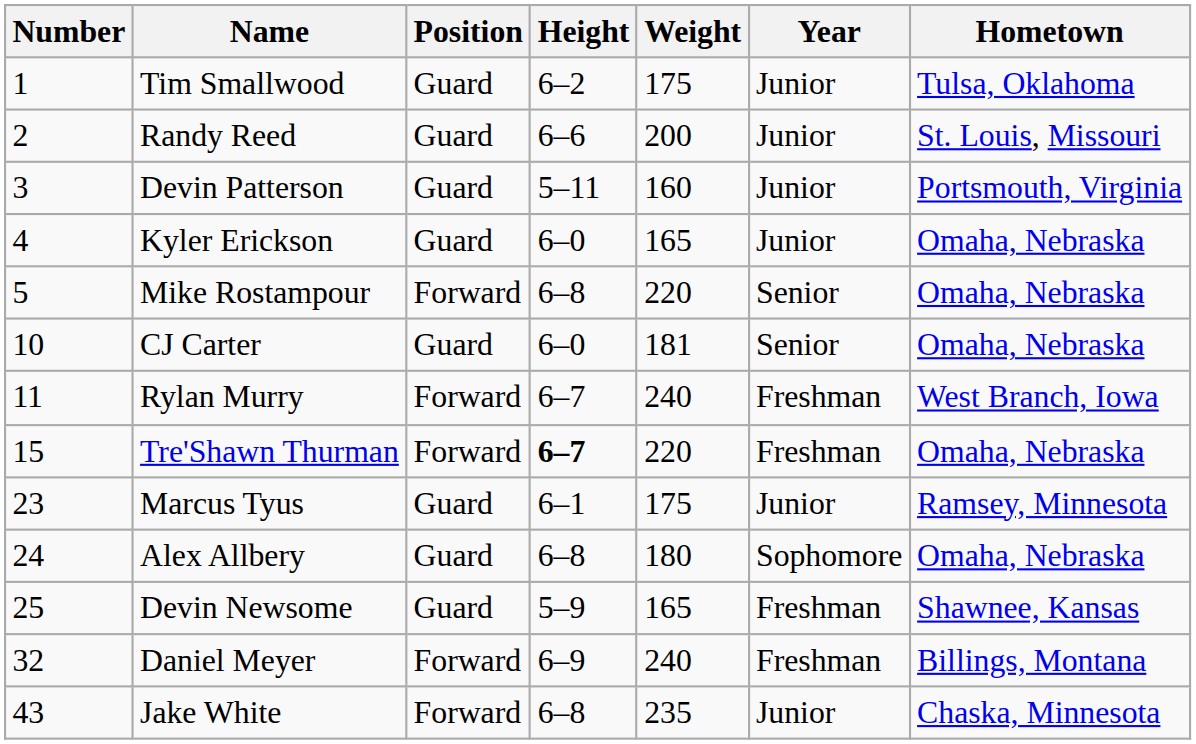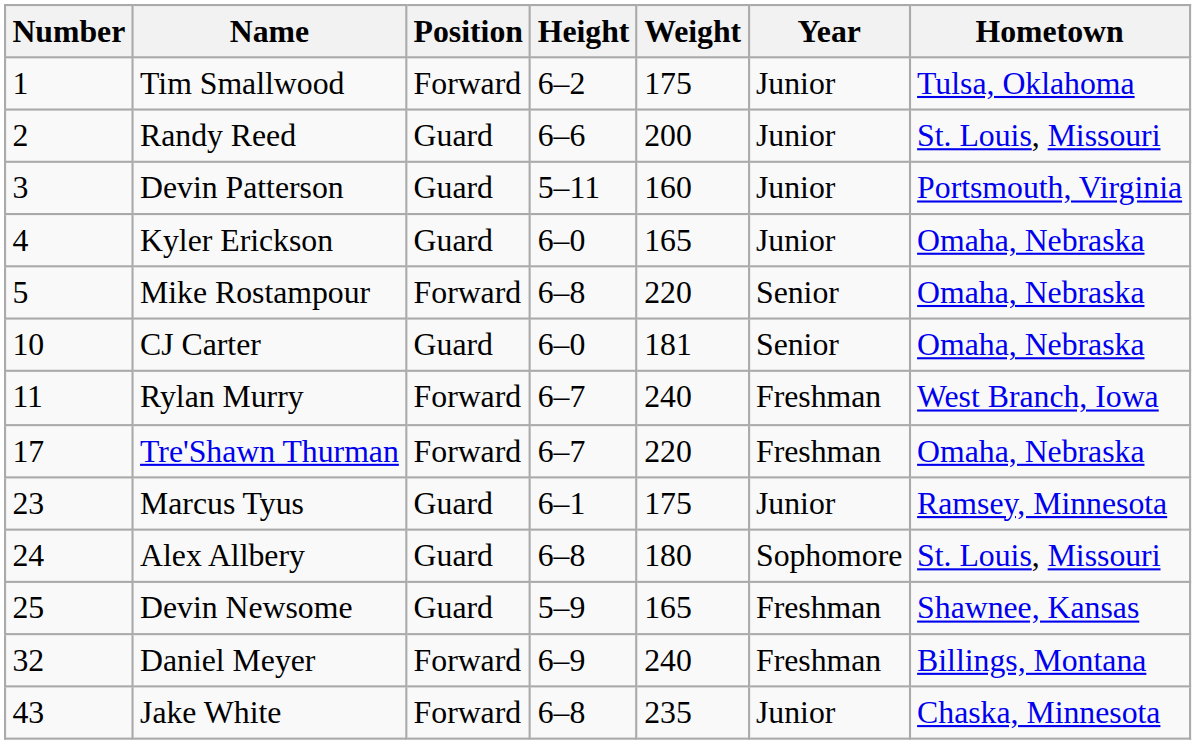(453, 83) Guard -> (467, 83) Forward
(28, 449) 15 -> (28, 449) 17
(562, 449) bold -> (562, 449) normal
(1031, 554) Omaha, Nebraska -> (1039, 554) St. Louis, Missouri
